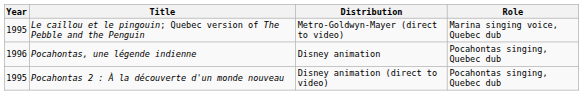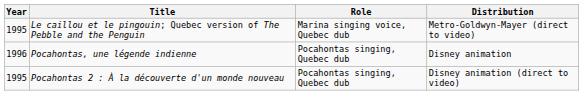columns swapped: (372, 11) <-> (513, 11)
